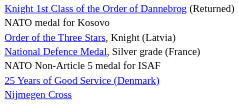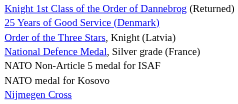rows swapped: (82, 80) <-> (57, 23)
